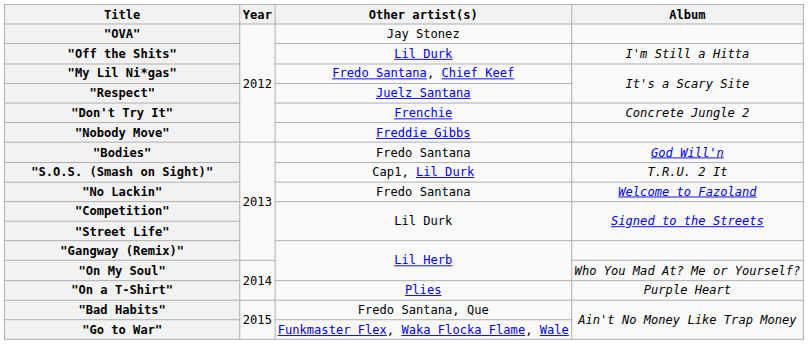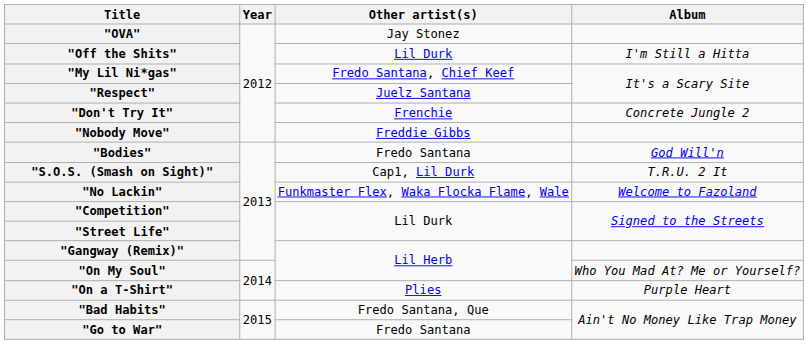(423, 192) Fredo Santana -> (423, 192) Funkmaster Flex, Waka Flocka Flame, Wale
(423, 330) Funkmaster Flex, Waka Flocka Flame, Wale -> (423, 330) Fredo Santana
